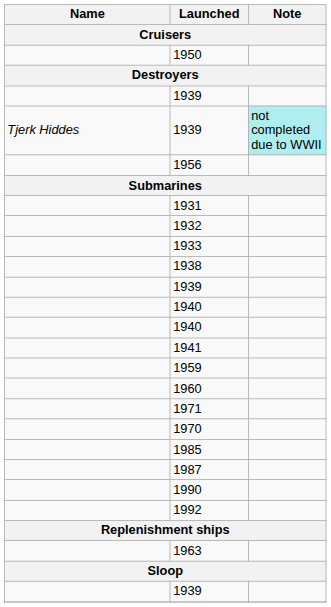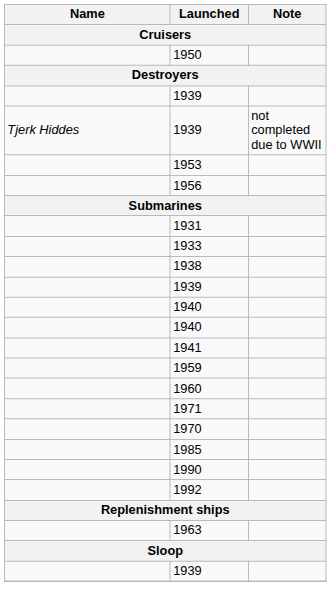(286, 130) paleturquoise background -> (286, 130) no background
+ row: (87, 165)
- row: (87, 226)
- row: (87, 470)
